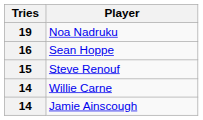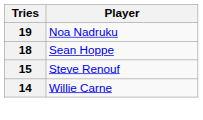(25, 50) 16 -> (25, 50) 18
- row: (93, 106)
